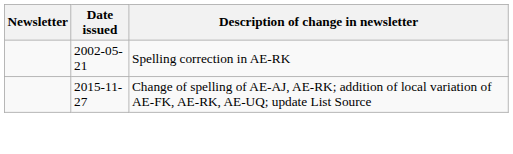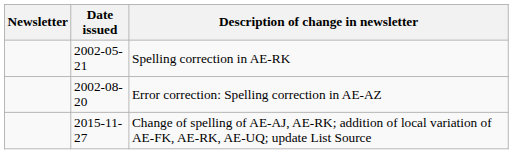+ row: (257, 94)
